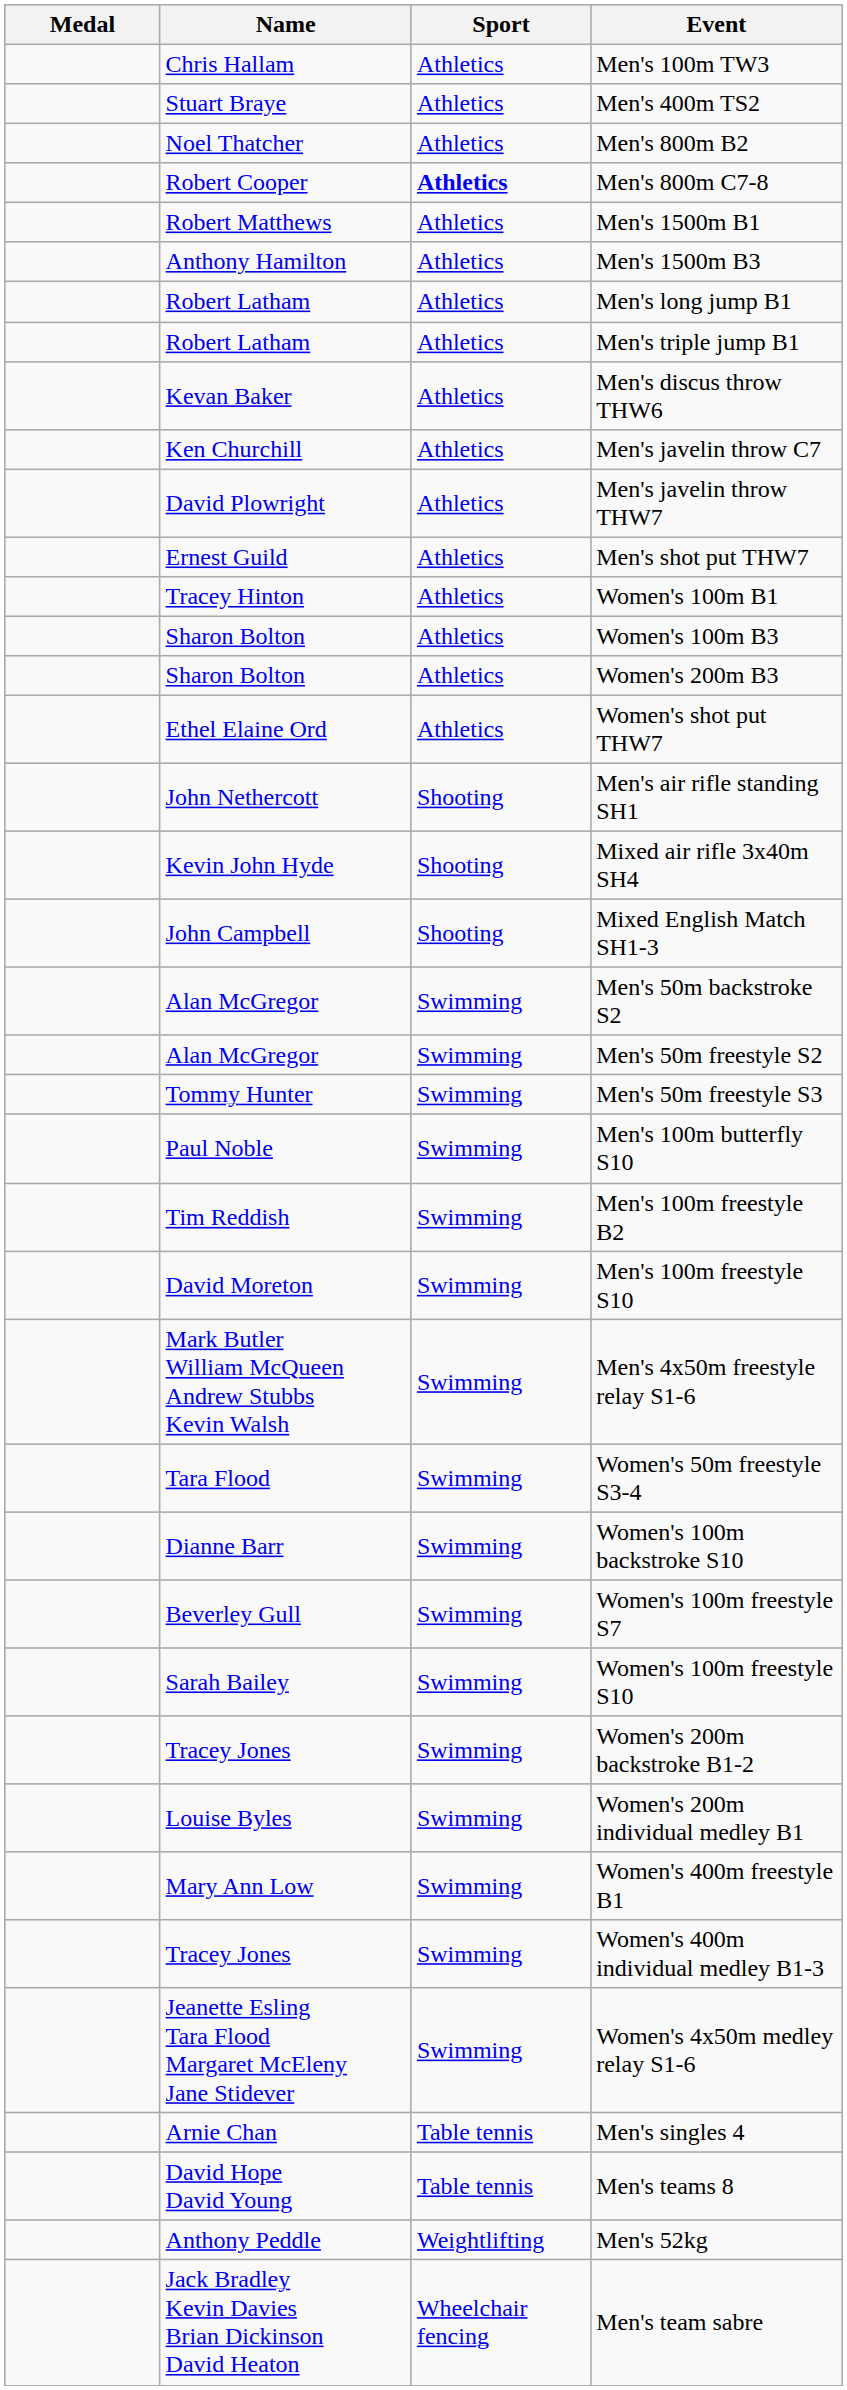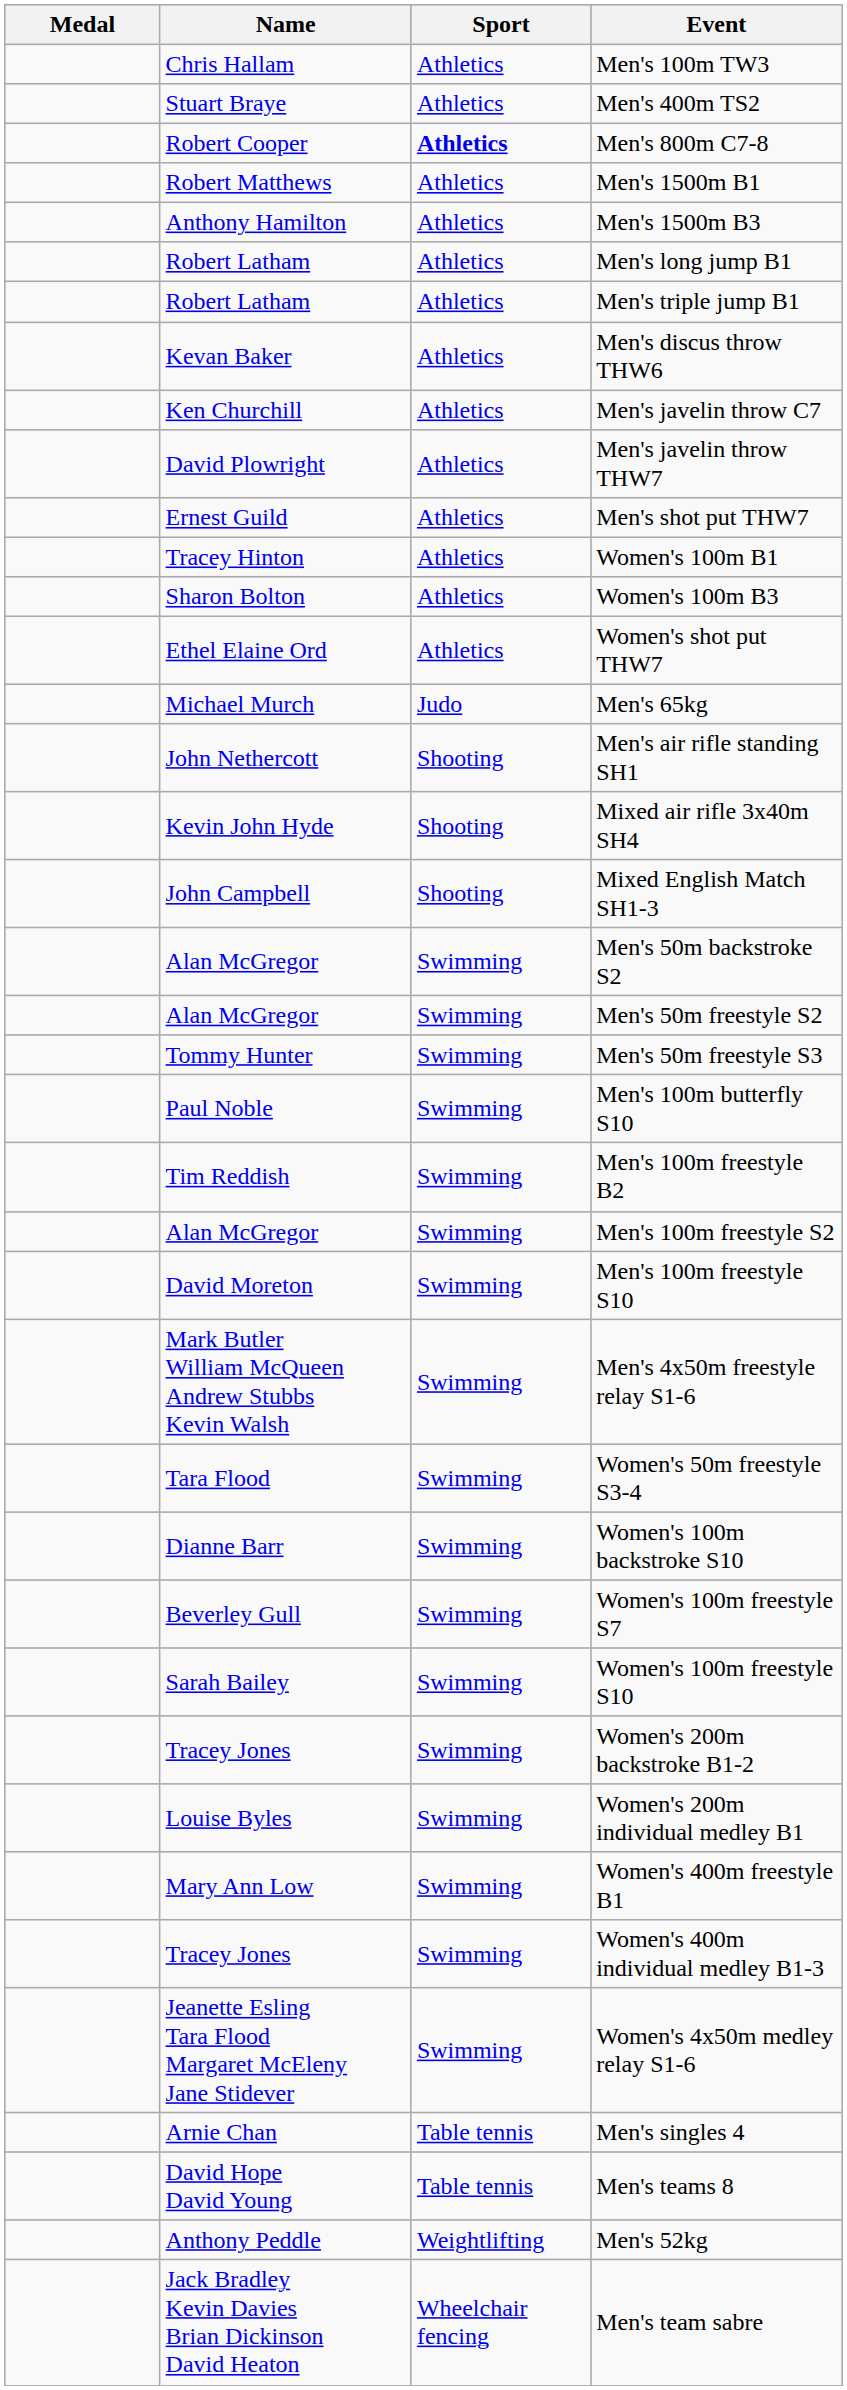- row: (672, 143)
- row: (687, 675)
+ row: (652, 703)
+ row: (715, 1230)
